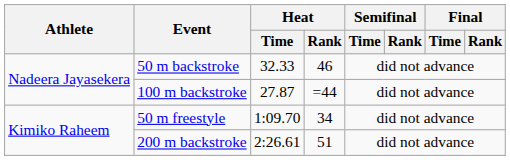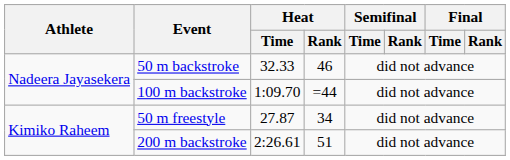(277, 92) 27.87 -> (277, 92) 1:09.70
(277, 117) 1:09.70 -> (277, 117) 27.87
